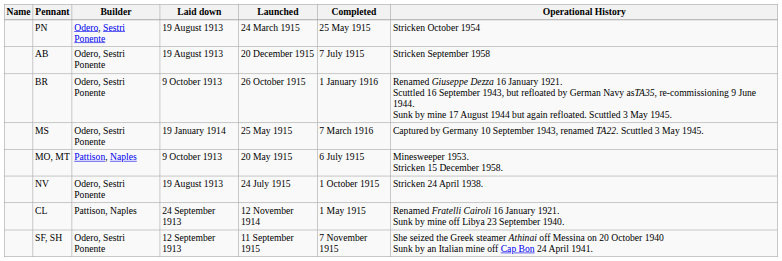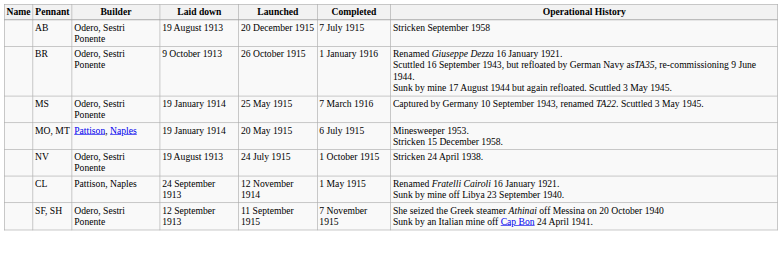- row: (41, 27)
(192, 156) 9 October 1913 -> (194, 130) 19 January 1914
